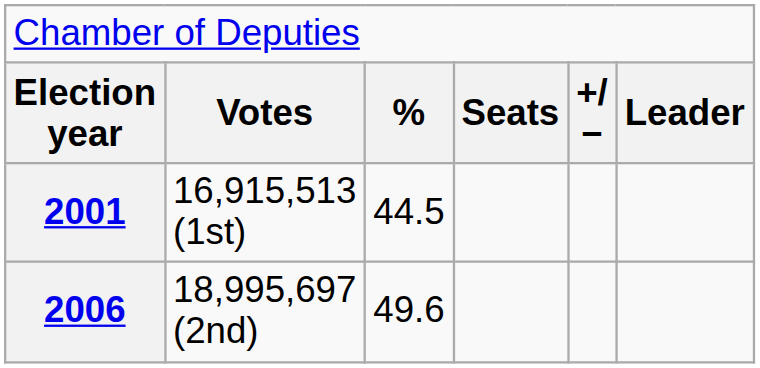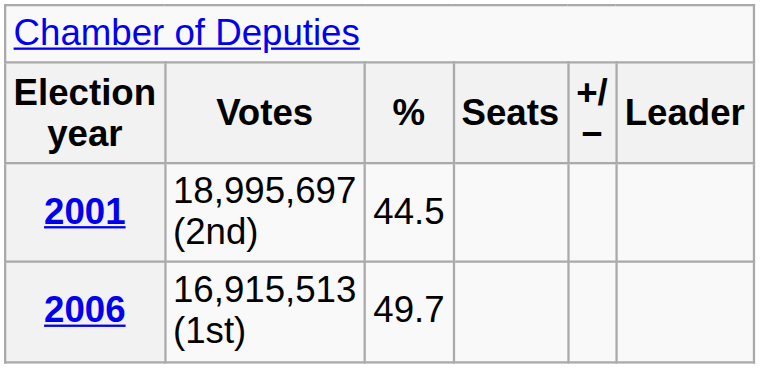(265, 211) 16,915,513 (1st) -> (265, 211) 18,995,697 (2nd)
(265, 310) 18,995,697 (2nd) -> (265, 310) 16,915,513 (1st)
(409, 310) 49.6 -> (409, 310) 49.7
